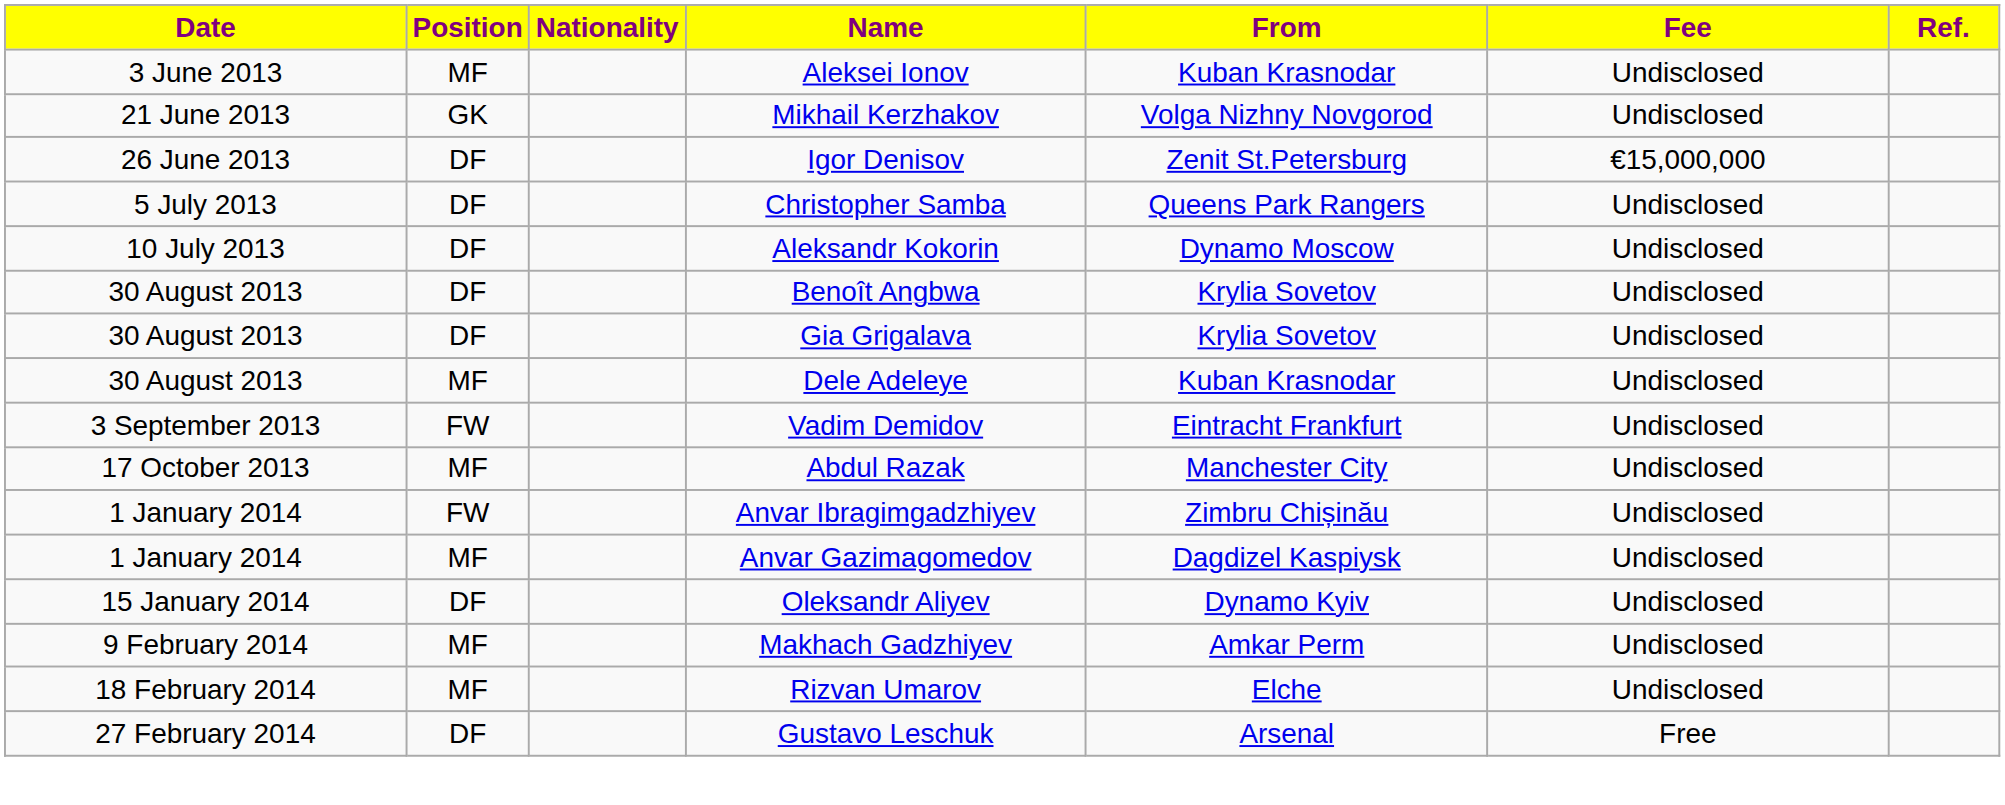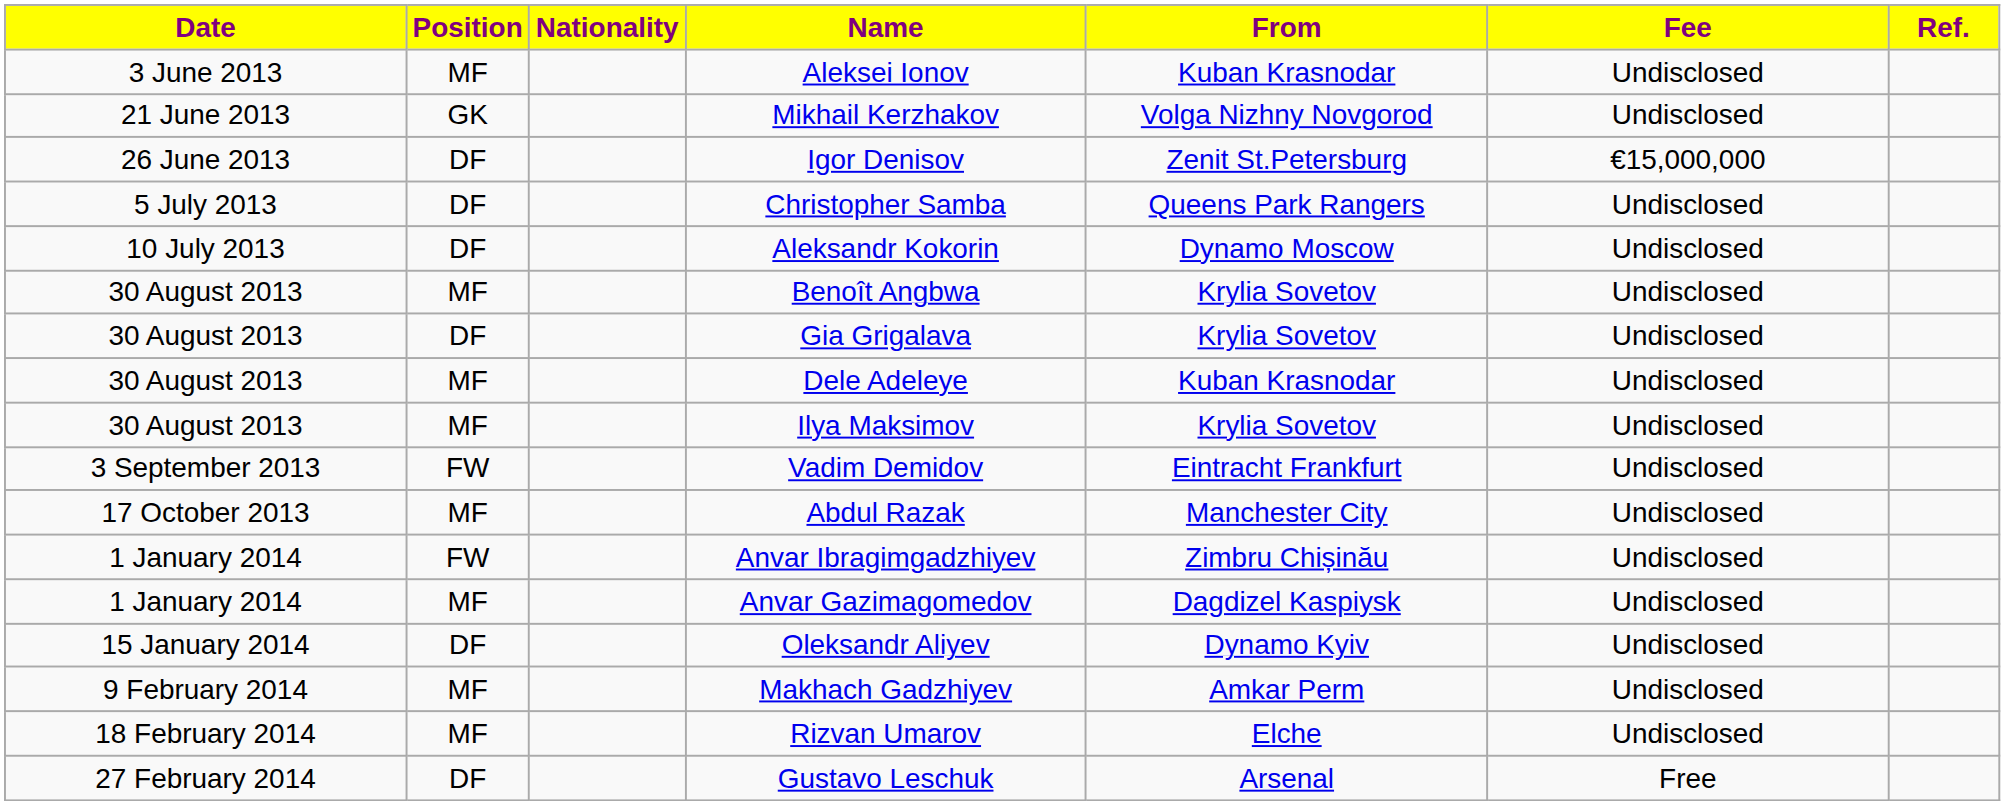(468, 292) DF -> (468, 292) MF
+ row: (886, 425)
